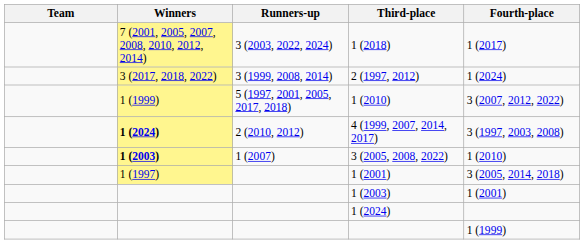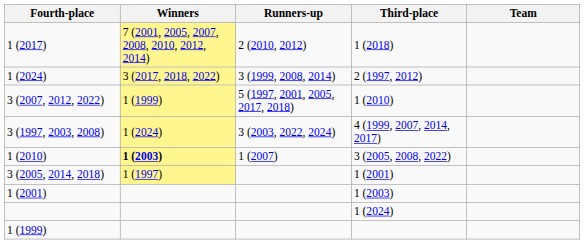columns swapped: (61, 13) <-> (522, 13)
(284, 44) 3 (2003, 2022, 2024) -> (272, 44) 2 (2010, 2012)
(139, 132) bold -> (142, 132) normal
(269, 132) 2 (2010, 2012) -> (287, 132) 3 (2003, 2022, 2024)
